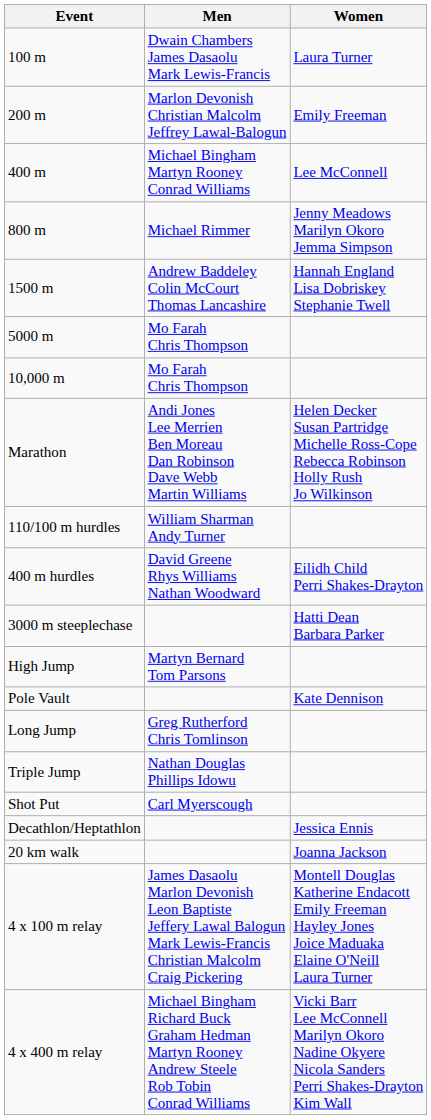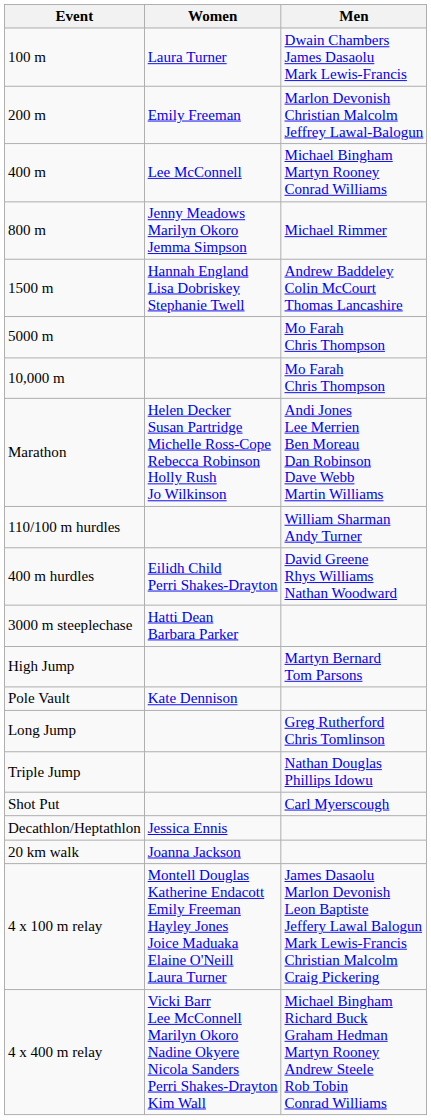columns swapped: (217, 16) <-> (358, 16)
